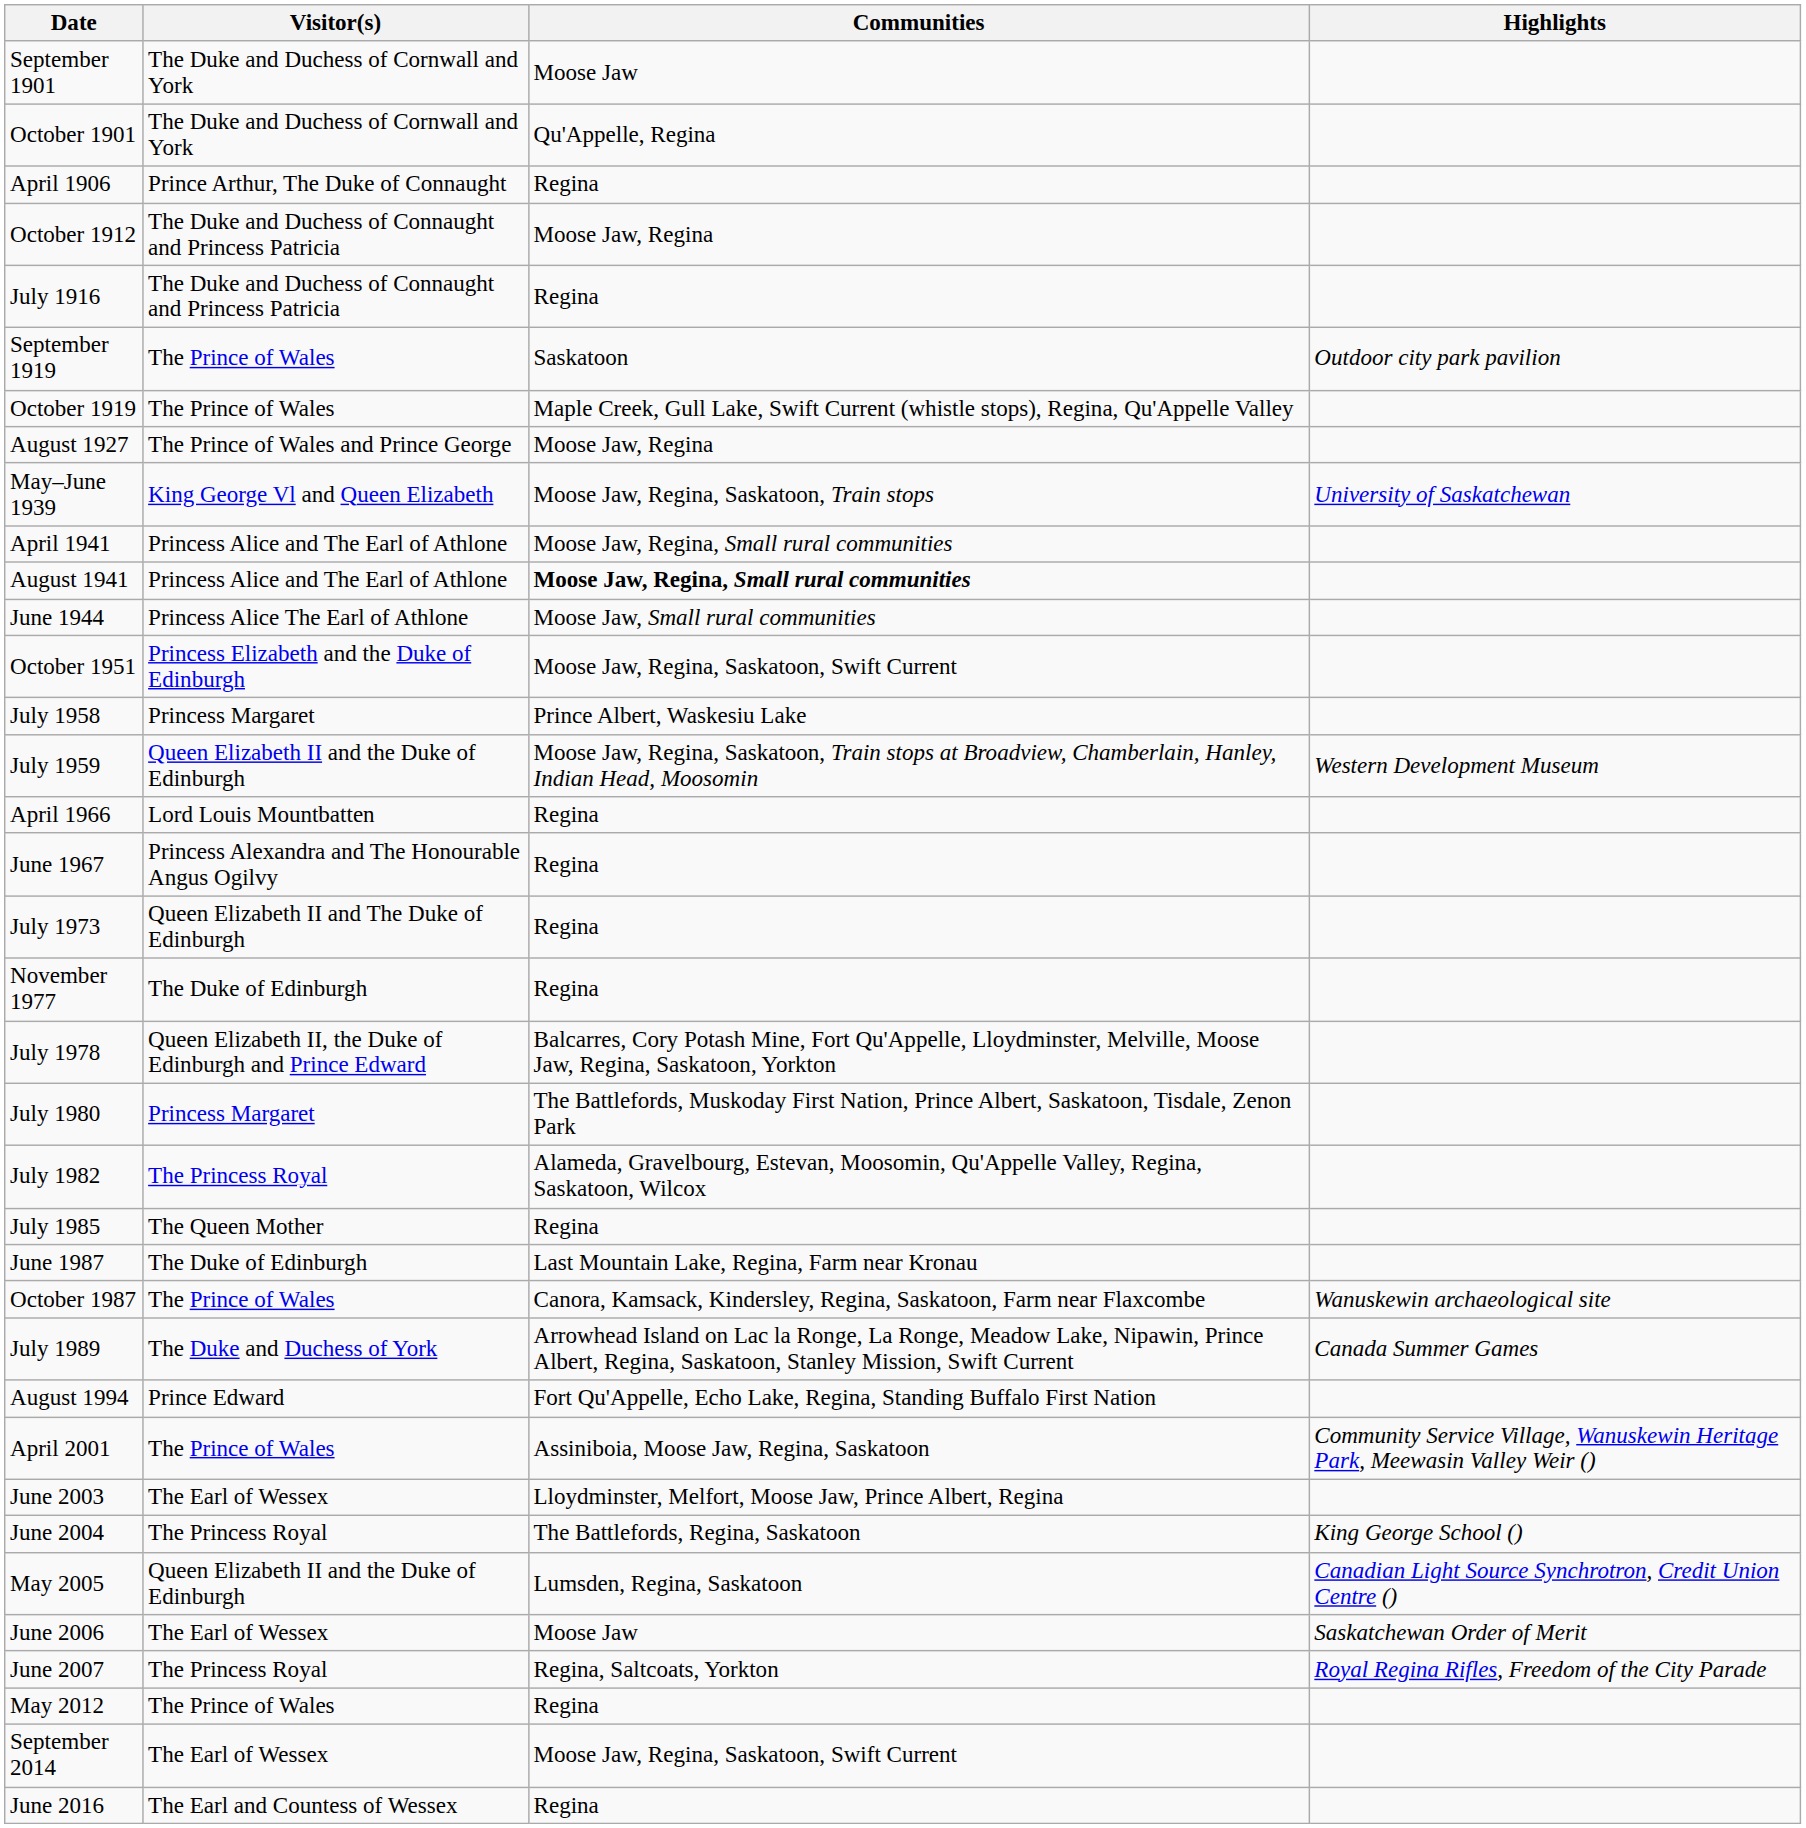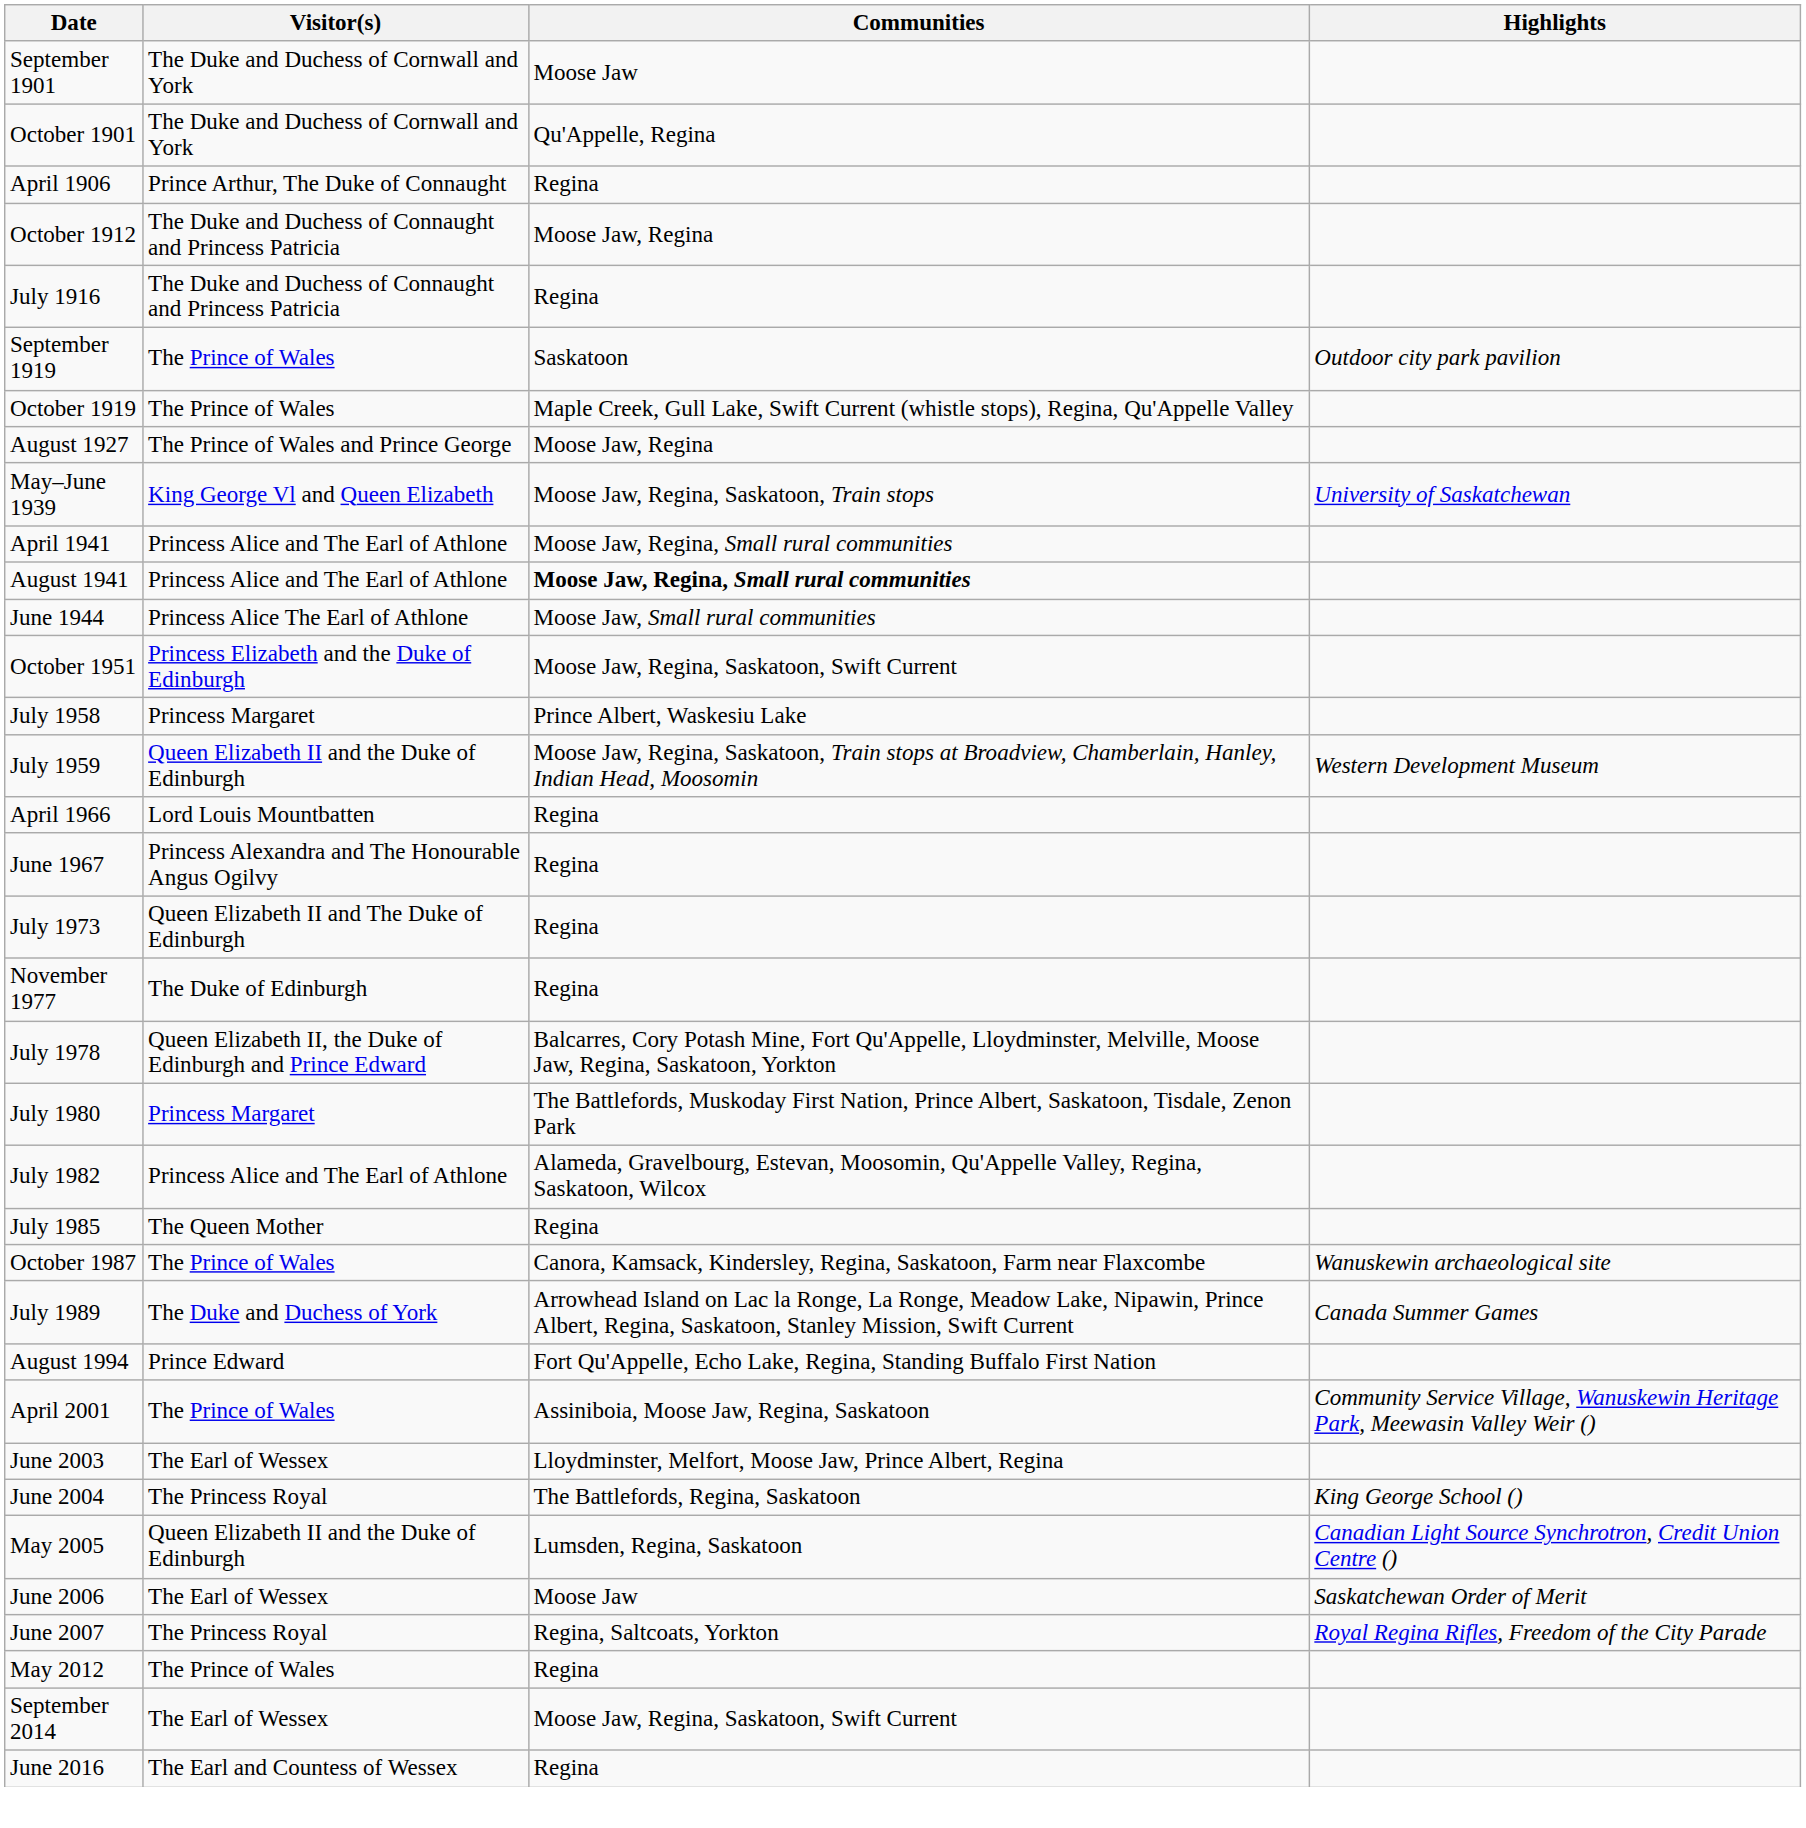(238, 1176) The Princess Royal -> (328, 1176) Princess Alice and The Earl of Athlone
- row: (57, 1262)
